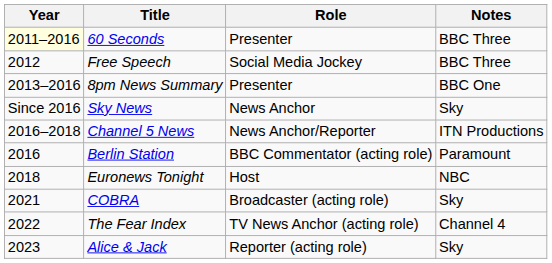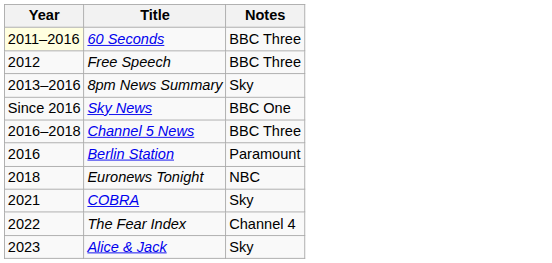- column: (331, 16)
(470, 85) BBC One -> (241, 85) Sky
(451, 108) Sky -> (260, 108) BBC One
(491, 131) ITN Productions -> (265, 131) BBC Three
